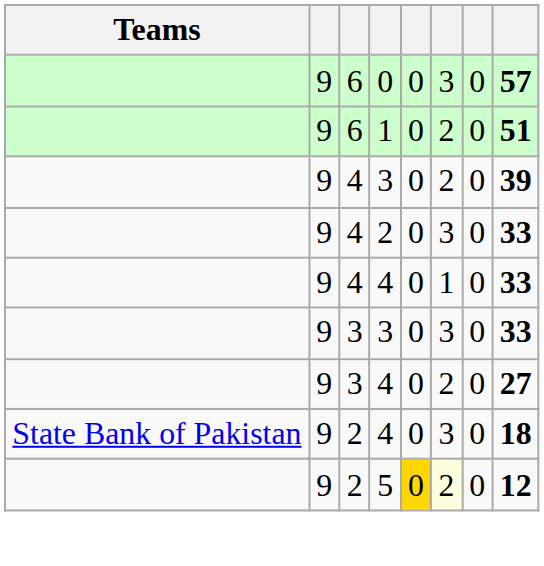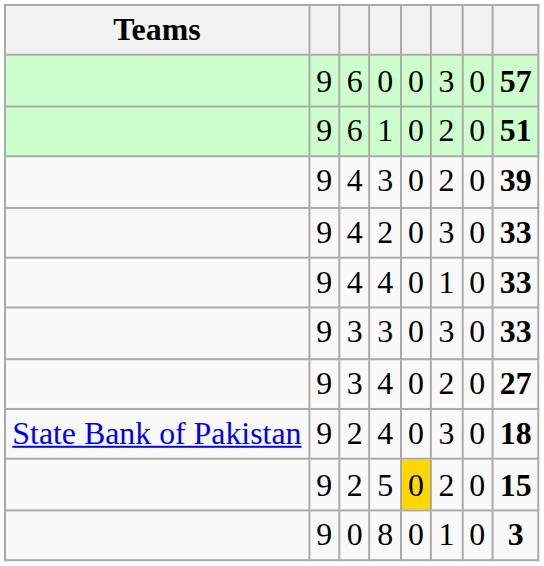(447, 484) lightyellow background -> (447, 484) no background
(516, 484) 12 -> (516, 484) 15
+ row: (355, 534)
